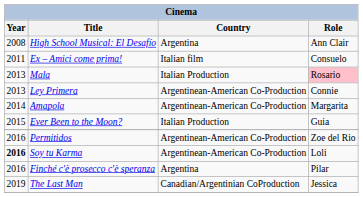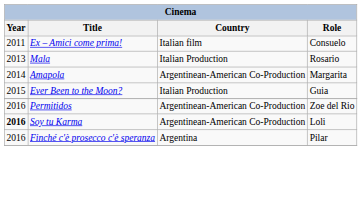- row: (93, 44)
(325, 75) pink background -> (324, 59) no background
- row: (54, 91)
- row: (56, 185)
